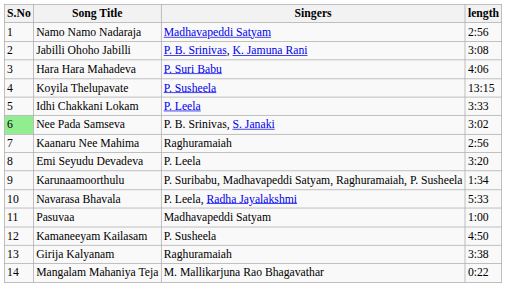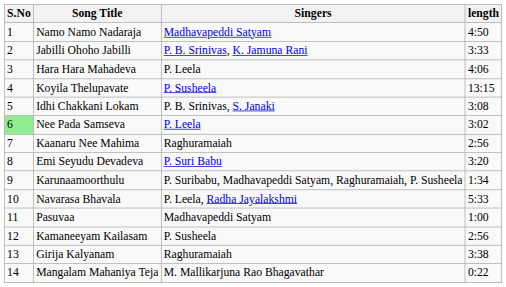(478, 32) 2:56 -> (478, 32) 4:50
(478, 50) 3:08 -> (478, 50) 3:33
(193, 69) P. Suri Babu -> (182, 69) P. Leela
(182, 106) P. Leela -> (219, 106) P. B. Srinivas, S. Janaki
(478, 106) 3:33 -> (478, 106) 3:08
(219, 124) P. B. Srinivas, S. Janaki -> (182, 124) P. Leela
(182, 161) P. Leela -> (193, 161) P. Suri Babu
(478, 236) 4:50 -> (478, 236) 2:56
